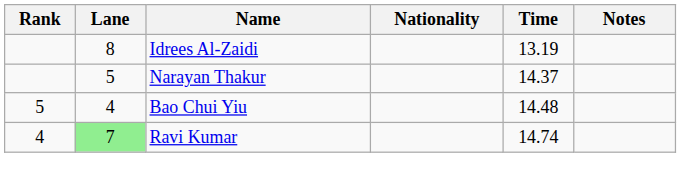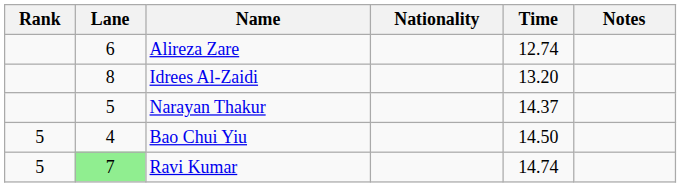+ row: (194, 49)
(538, 49) 13.19 -> (538, 78) 13.20
(538, 107) 14.48 -> (538, 137) 14.50
(40, 137) 4 -> (40, 166) 5
